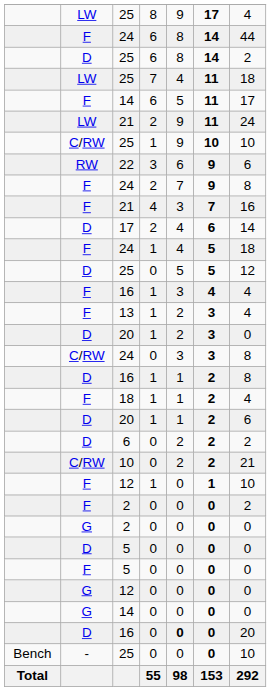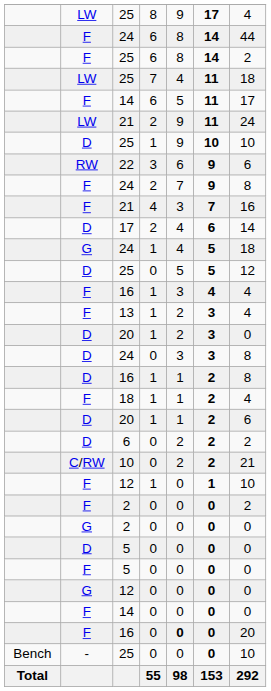(87, 57) D -> (87, 57) F
(87, 143) C/RW -> (87, 143) D
(87, 249) F -> (87, 249) G
(87, 356) C/RW -> (87, 356) D
(87, 611) G -> (87, 611) F
(87, 633) D -> (87, 633) F
